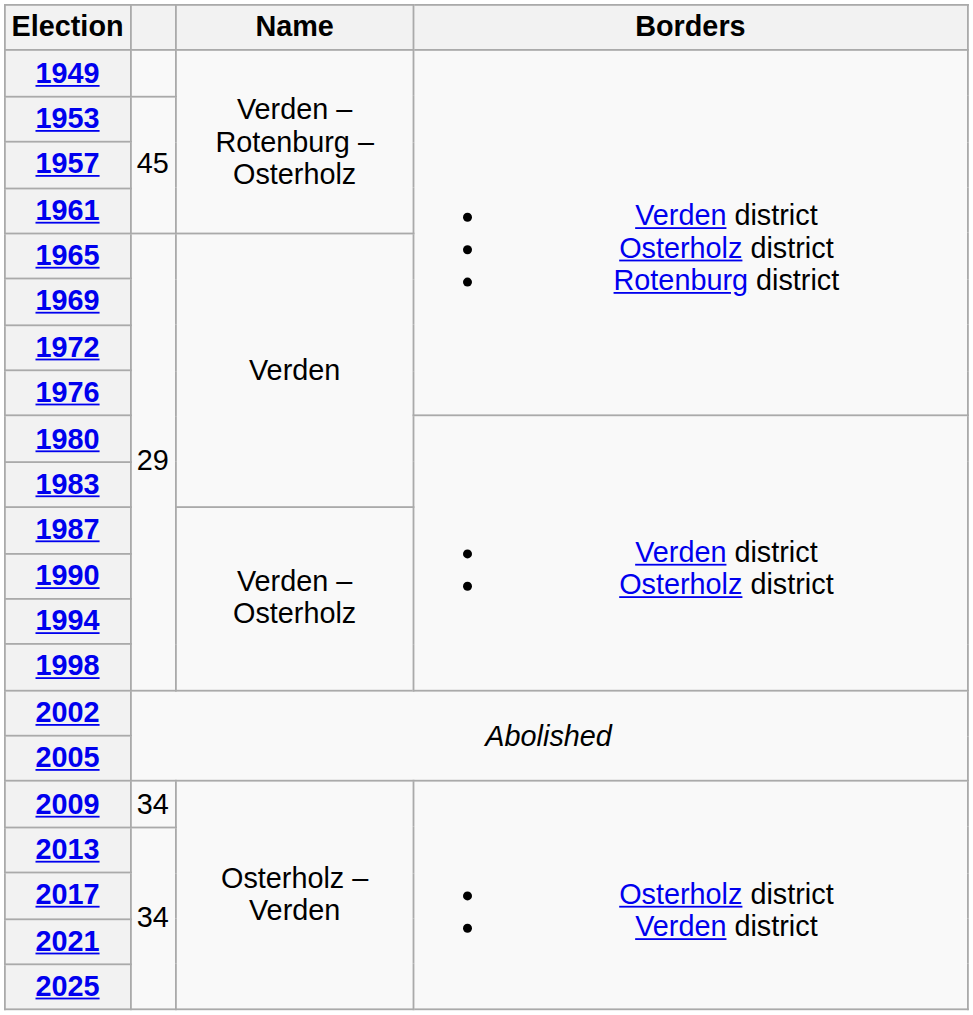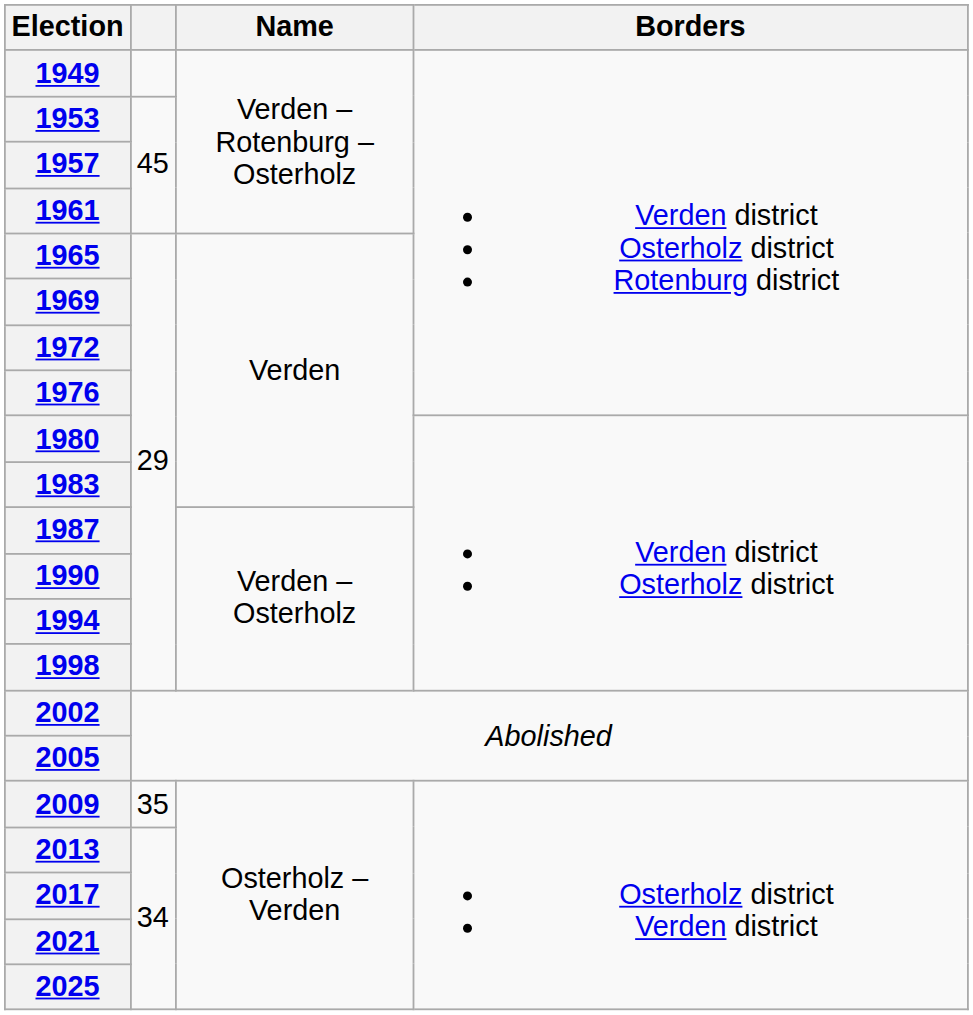(153, 803) 34 -> (153, 803) 35
